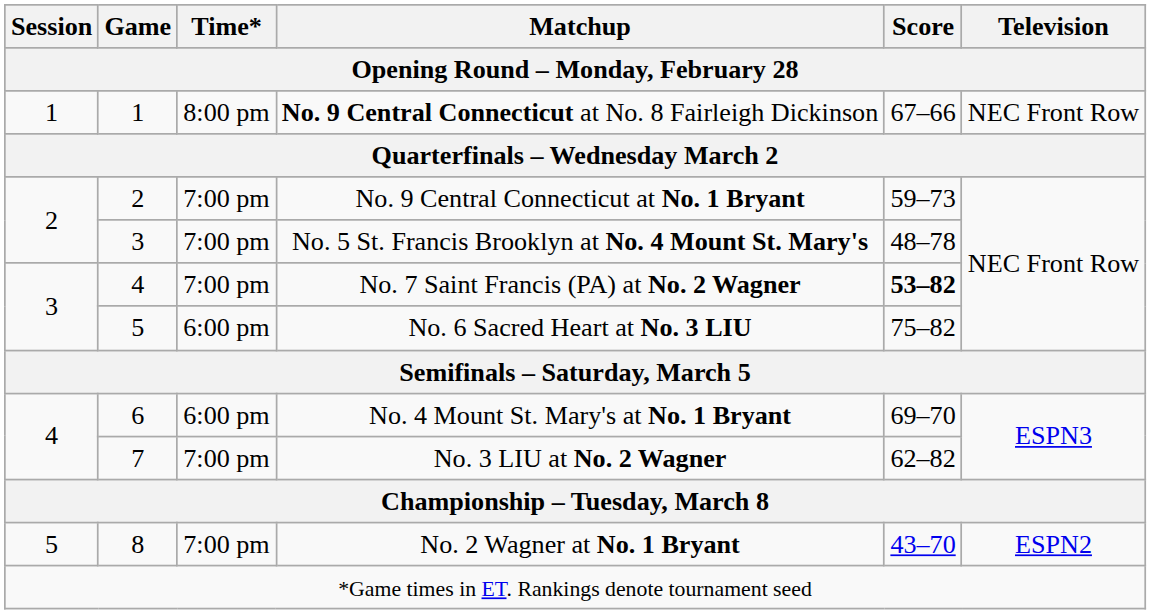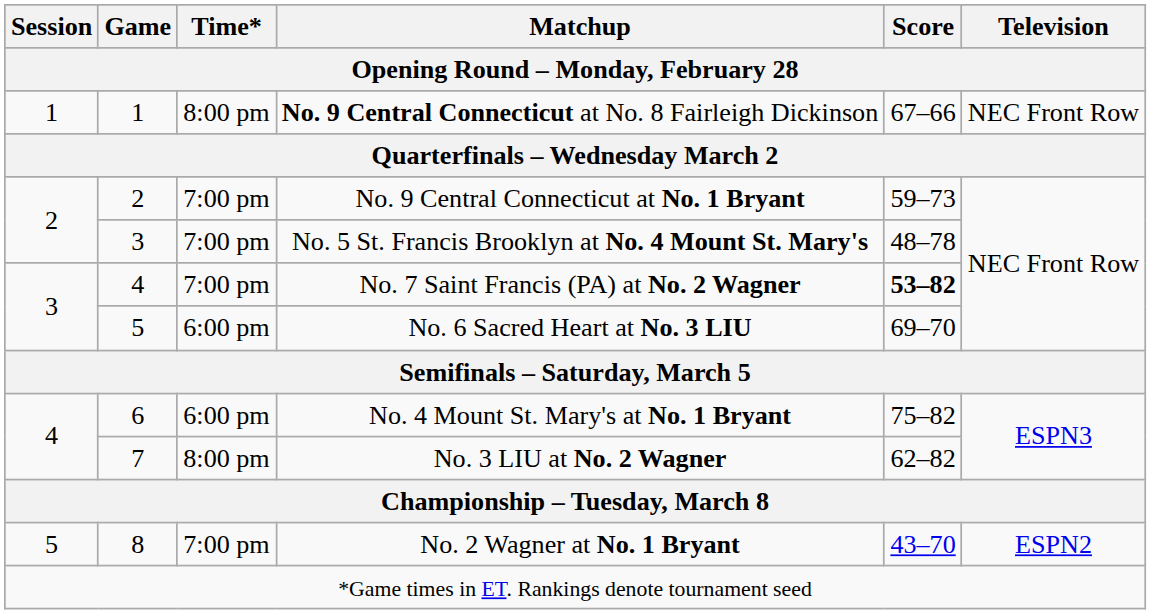(923, 327) 75–82 -> (923, 327) 69–70
(923, 414) 69–70 -> (923, 414) 75–82
(226, 457) 7:00 pm -> (226, 457) 8:00 pm
